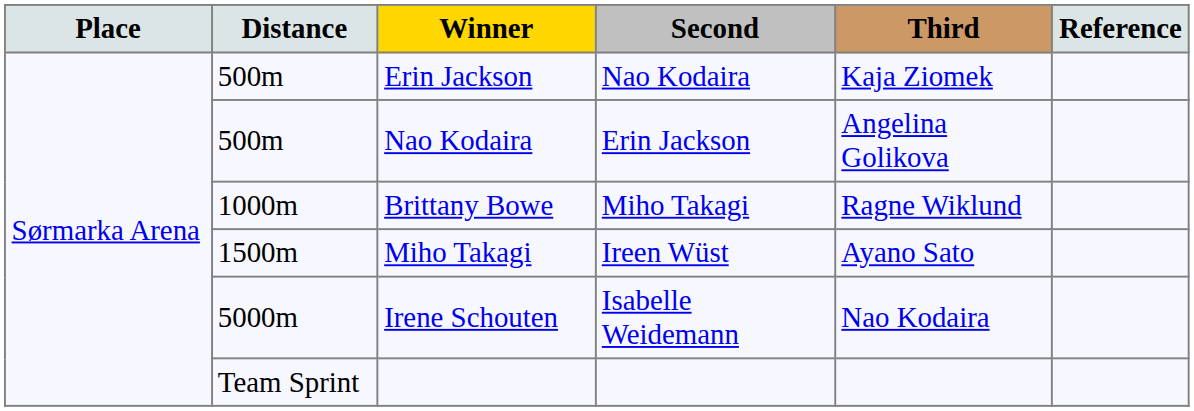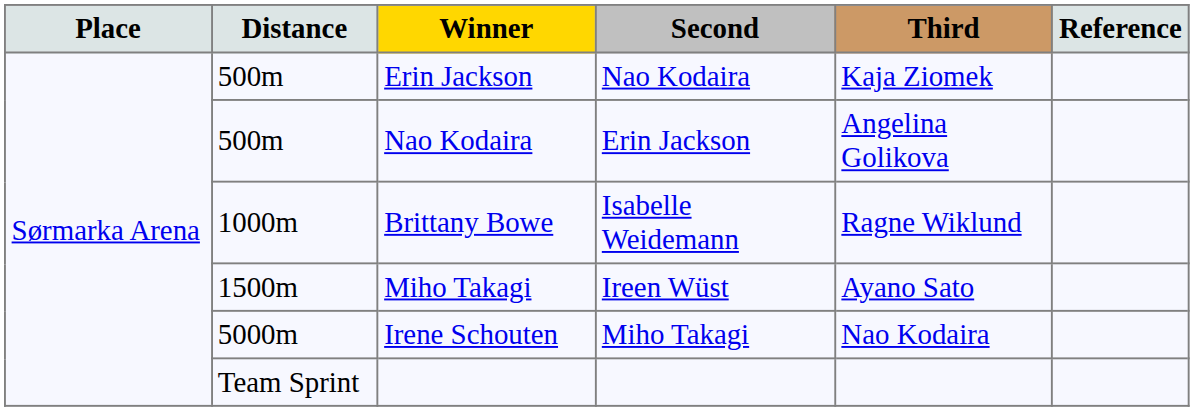(675, 204) Miho Takagi -> (670, 222) Isabelle Weidemann
(670, 317) Isabelle Weidemann -> (675, 334) Miho Takagi
